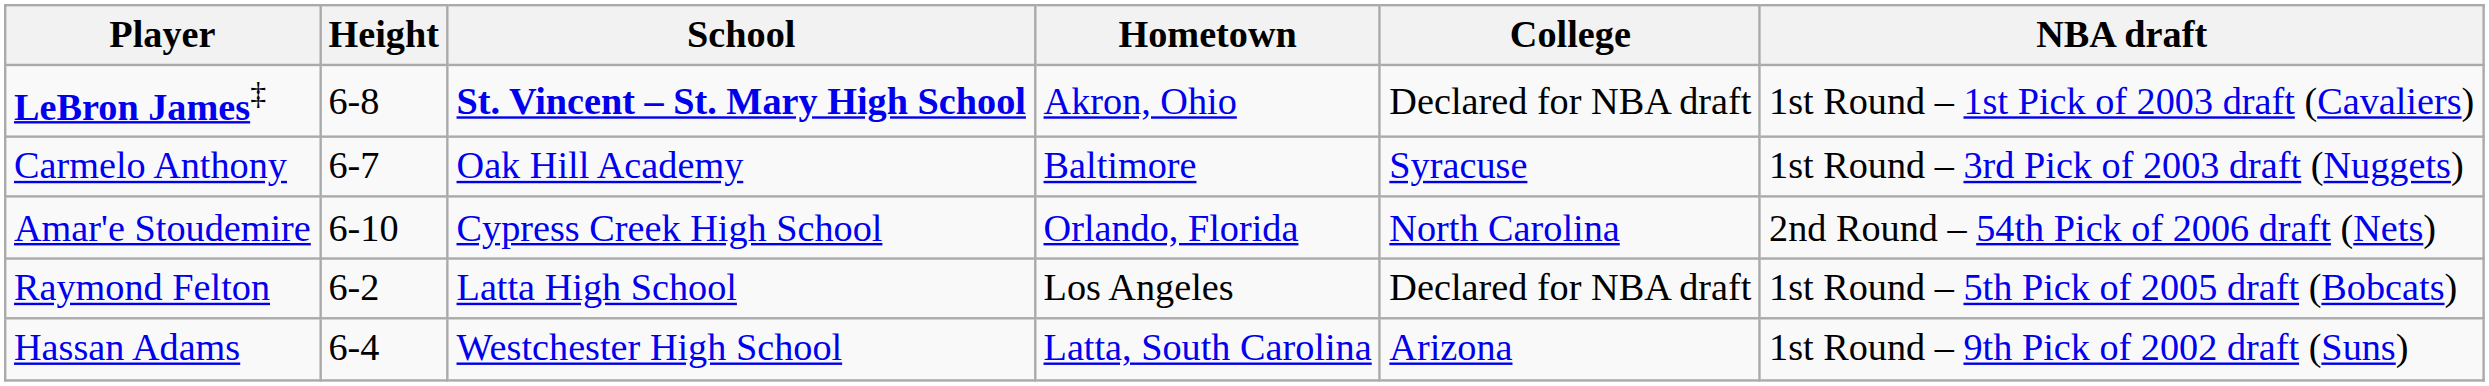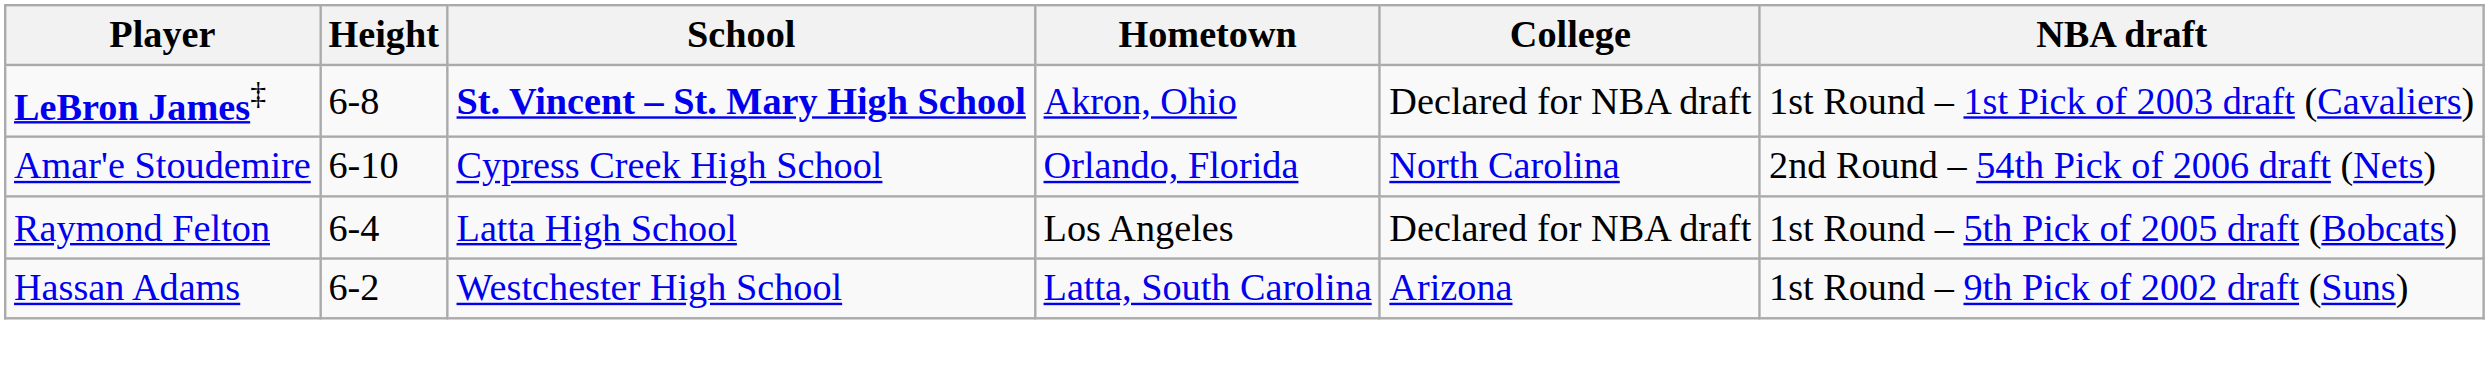- row: (150, 166)
(354, 287) 6-2 -> (354, 227) 6-4
(354, 348) 6-4 -> (354, 287) 6-2
